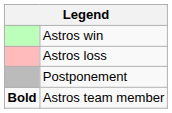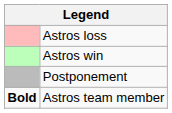rows swapped: (73, 36) <-> (75, 57)
